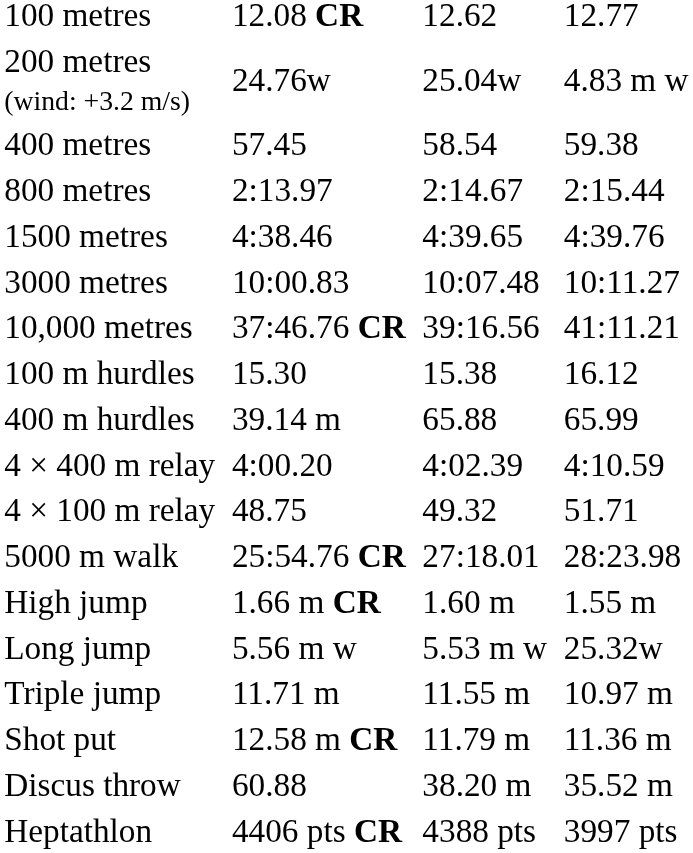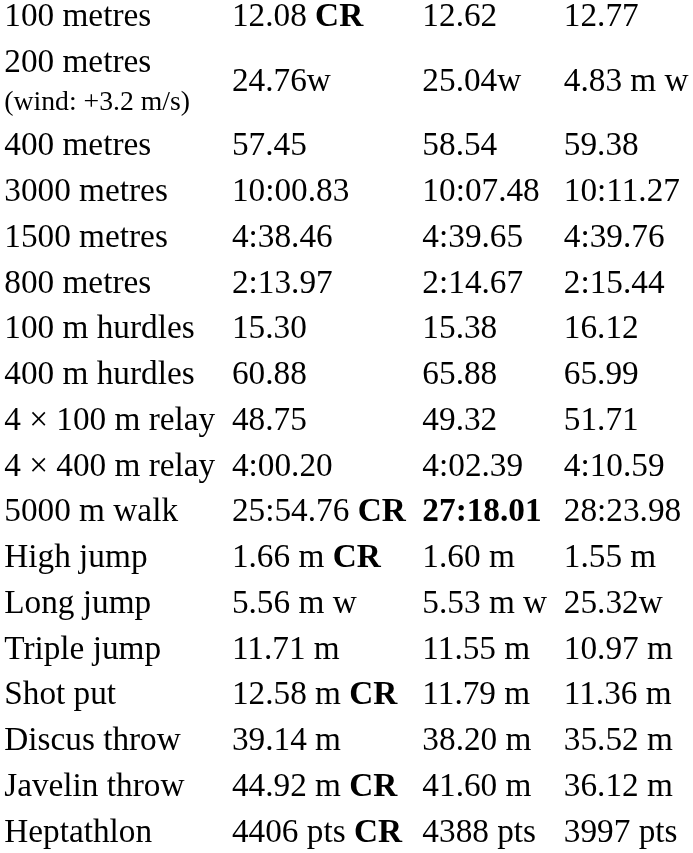rows swapped: (78, 190) <-> (86, 281)
- row: (99, 327)
(286, 418) 39.14 m -> (269, 373) 60.88
rows swapped: (110, 510) <-> (110, 464)
(481, 556) normal -> (482, 510) bold
(269, 785) 60.88 -> (286, 739) 39.14 m
+ row: (94, 785)
